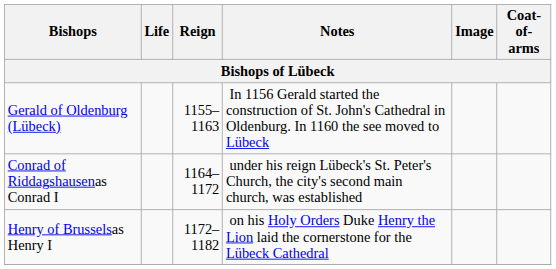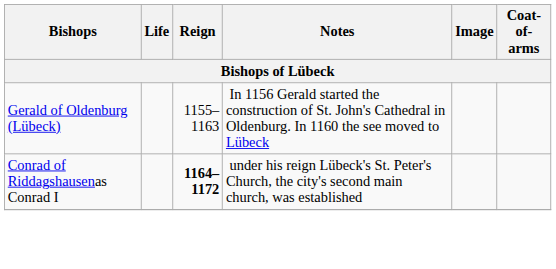(202, 181) normal -> (202, 181) bold
- row: (66, 236)
